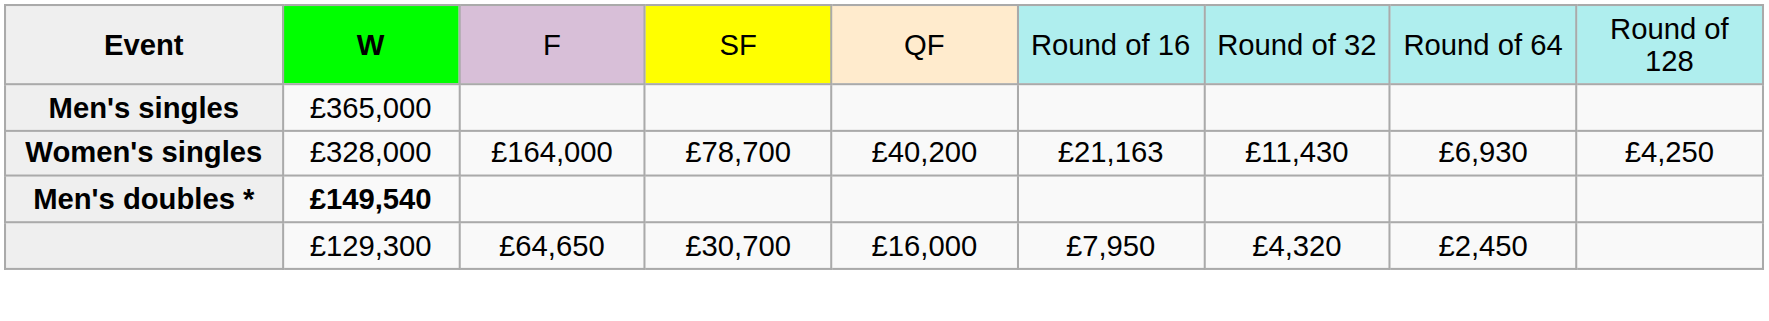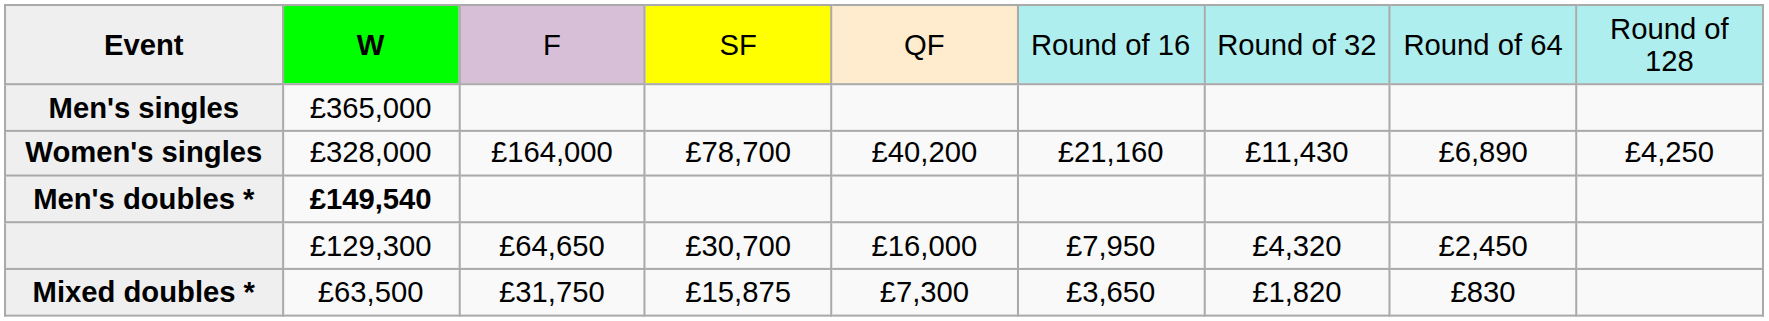(1111, 153) £21,163 -> (1111, 153) £21,160
(1483, 153) £6,930 -> (1483, 153) £6,890
+ row: (144, 292)
